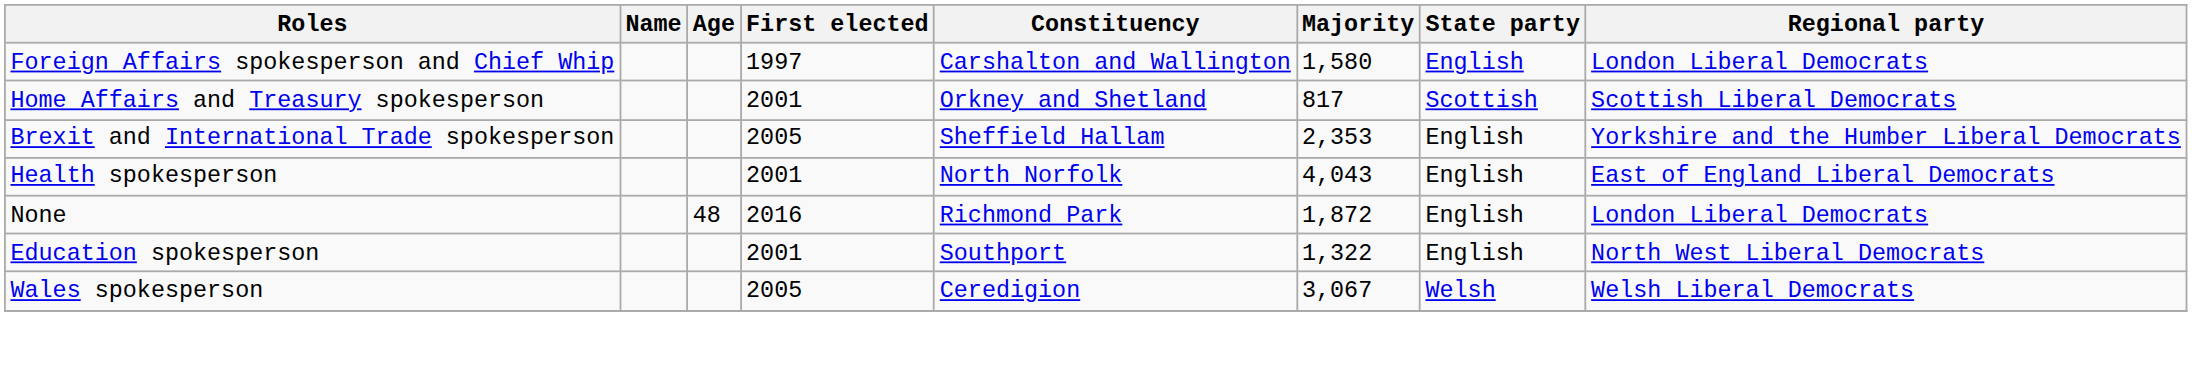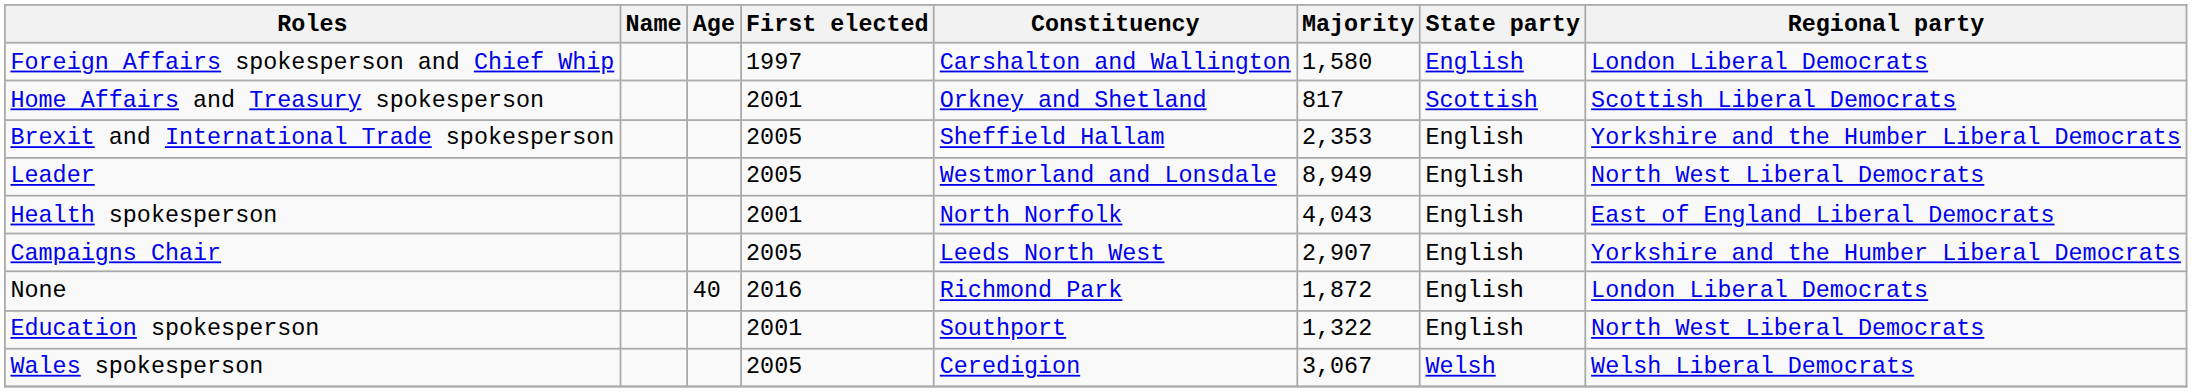+ row: (53, 177)
+ row: (116, 253)
(707, 215) 48 -> (707, 291) 40
